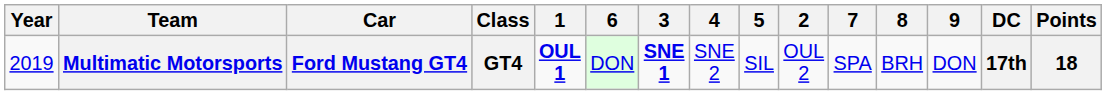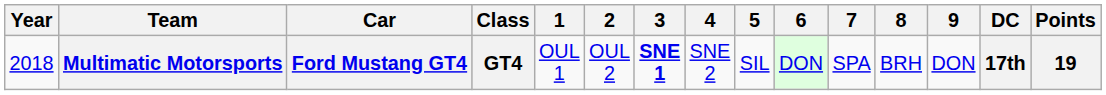columns swapped: (804, 20) <-> (612, 20)
(32, 62) 2019 -> (32, 62) 2018
(560, 62) bold -> (559, 62) normal
(1067, 62) 18 -> (1065, 62) 19
